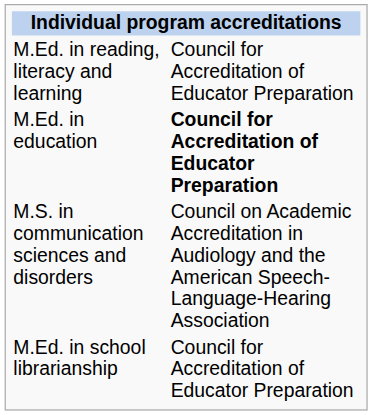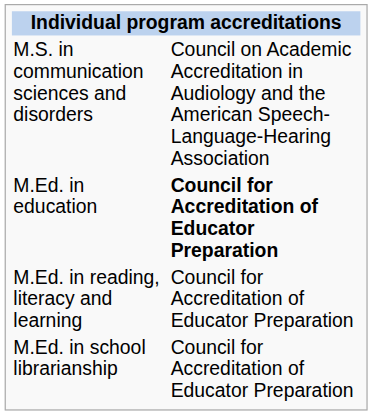rows swapped: (87, 71) <-> (78, 244)
